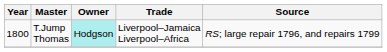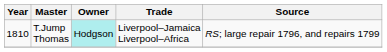(18, 33) 1800 -> (18, 33) 1810
